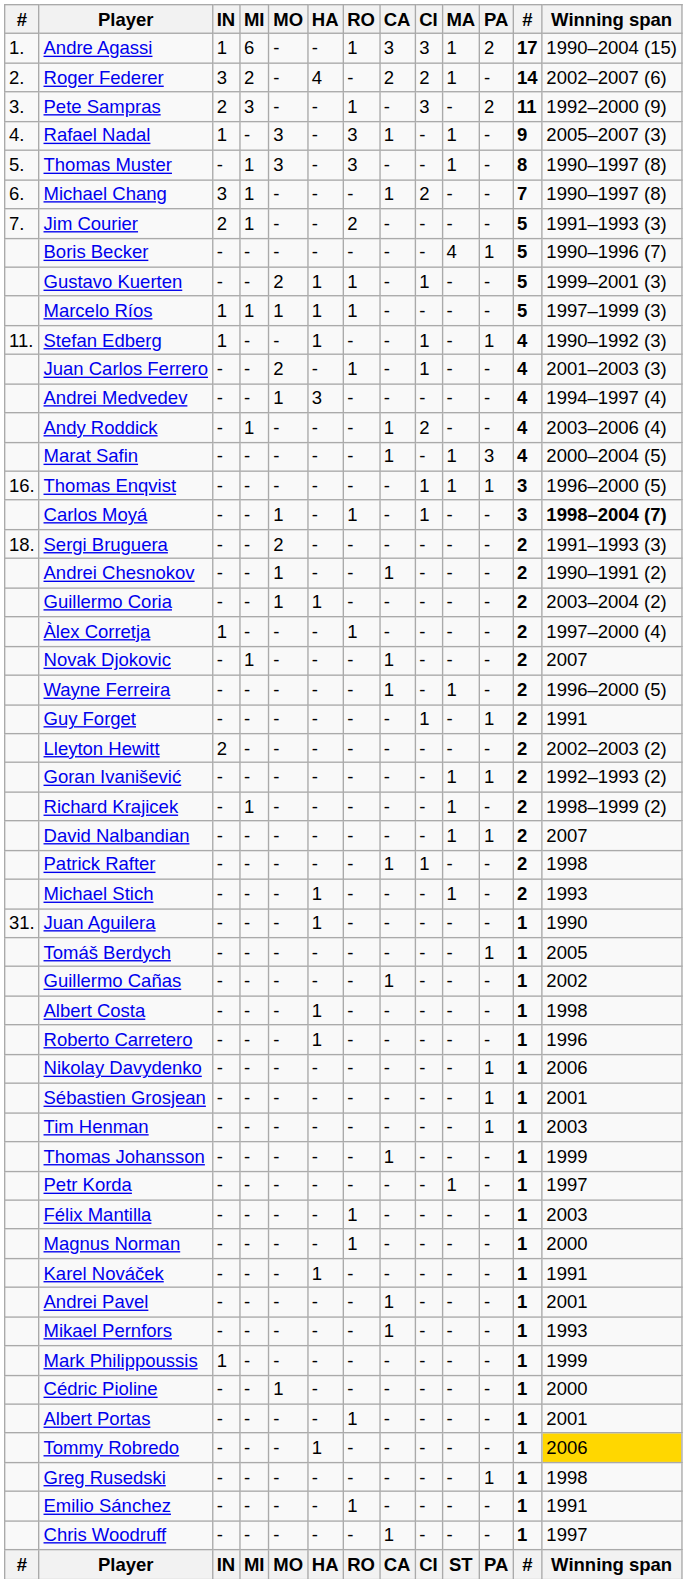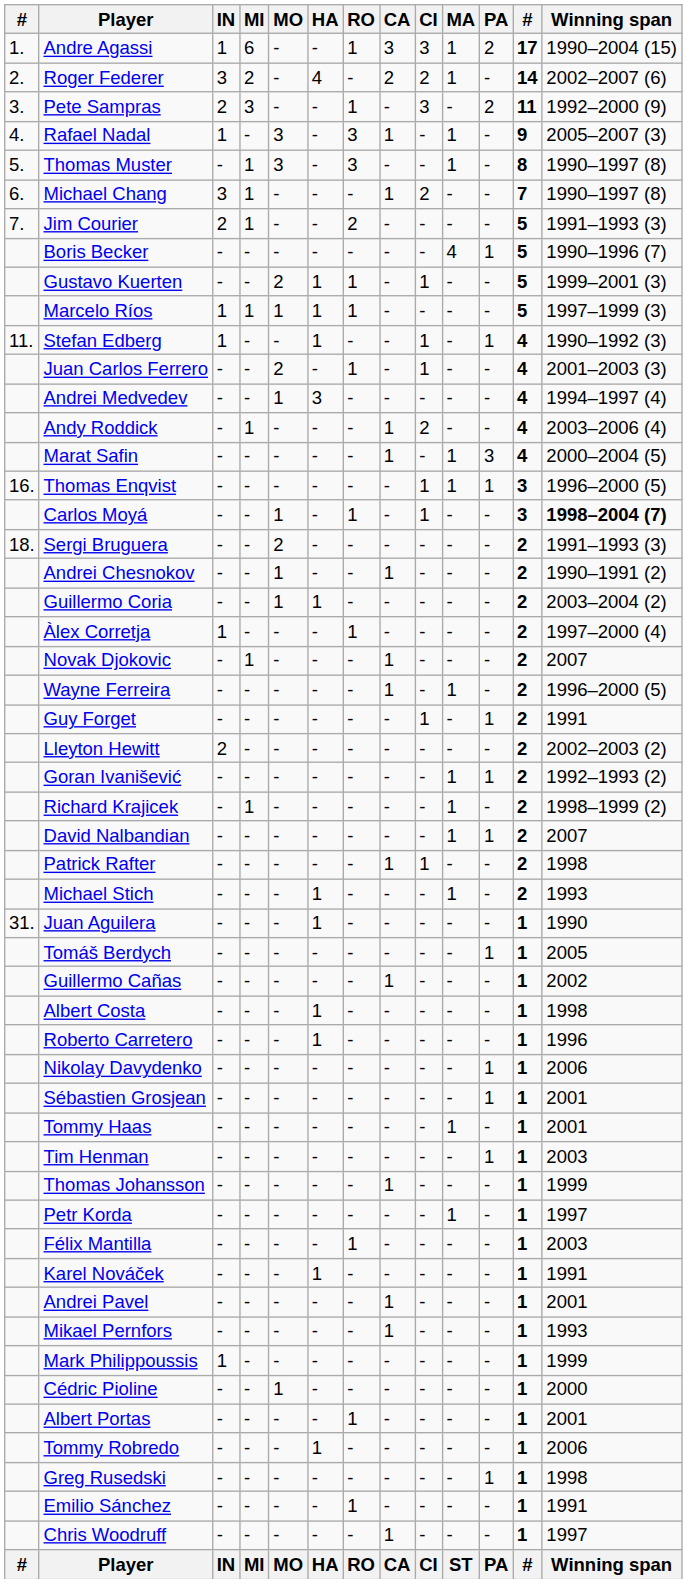+ row: (97, 1127)
- row: (112, 1243)
(567, 1447) gold background -> (567, 1447) no background
